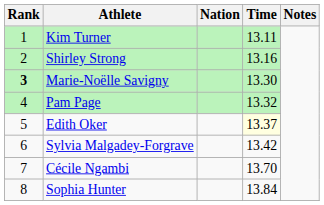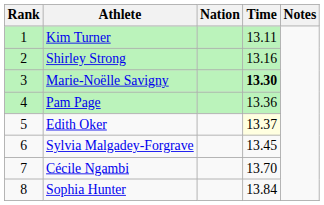(24, 80) bold -> (24, 80) normal
(262, 80) normal -> (262, 80) bold
(262, 102) 13.32 -> (262, 102) 13.36
(262, 146) 13.42 -> (262, 146) 13.45
